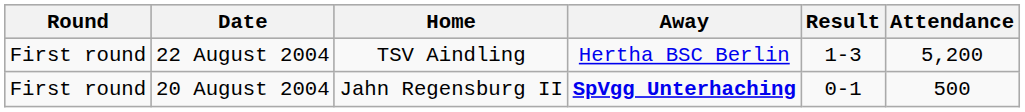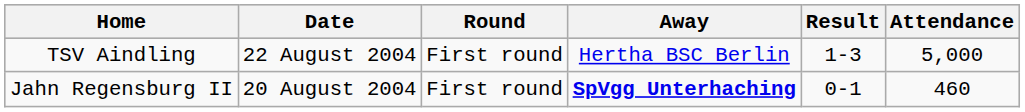columns swapped: (78, 22) <-> (451, 22)
(952, 55) 5,200 -> (952, 55) 5,000
(952, 89) 500 -> (952, 89) 460
